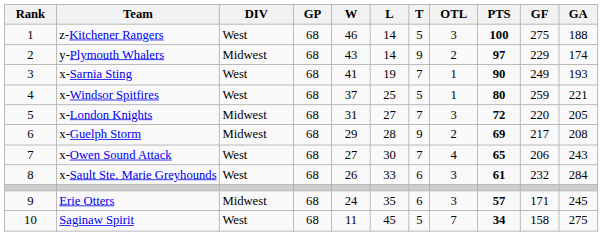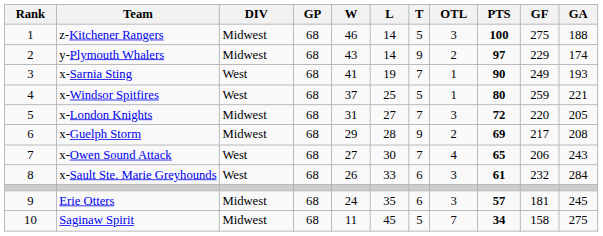(235, 34) West -> (245, 34) Midwest
(540, 200) 171 -> (540, 200) 181
(235, 220) West -> (245, 220) Midwest
